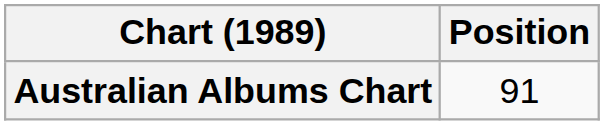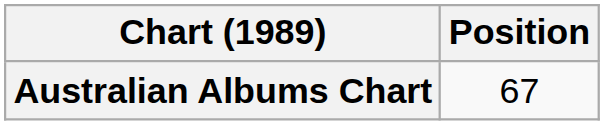(519, 89) 91 -> (519, 89) 67
